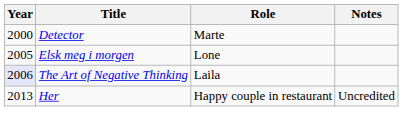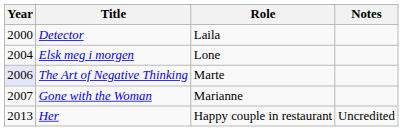(209, 34) Marte -> (207, 34) Laila
(20, 55) 2005 -> (20, 55) 2004
(207, 75) Laila -> (209, 75) Marte
+ row: (95, 95)
